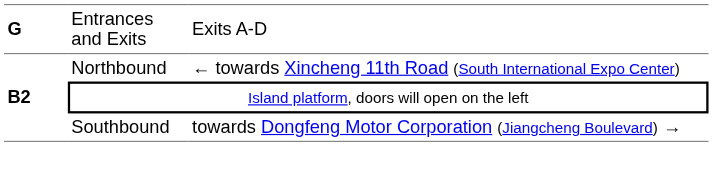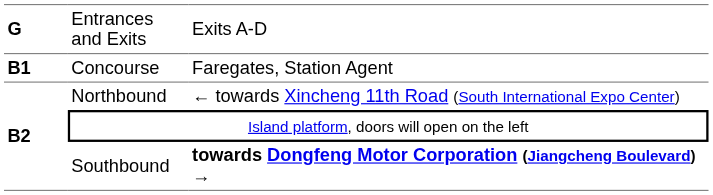+ row: (115, 67)
(437, 127) normal -> (444, 165) bold
